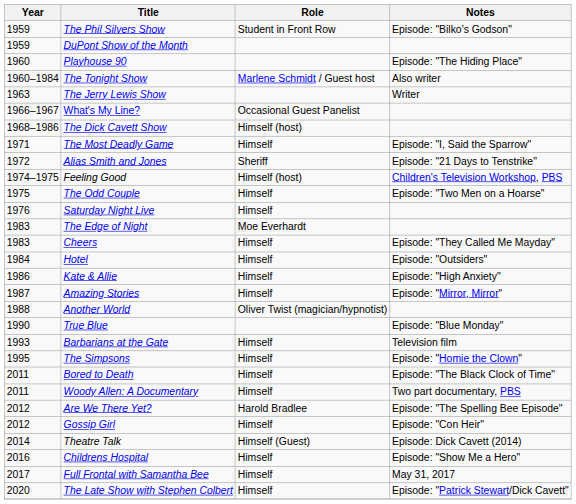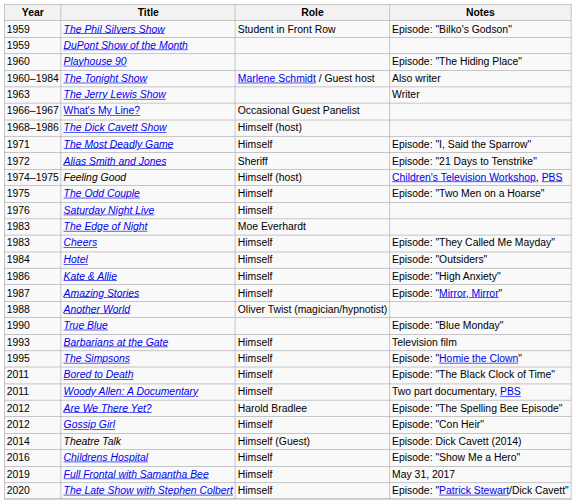(18, 474) 2017 -> (18, 474) 2019
